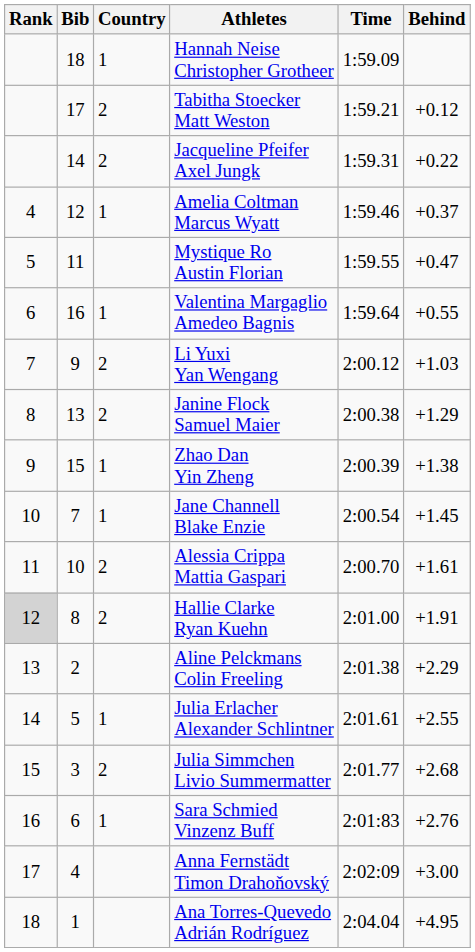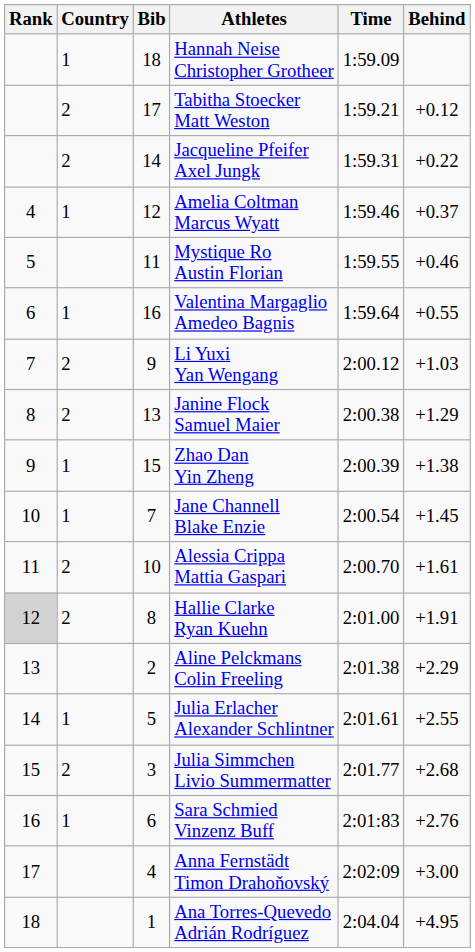columns swapped: (75, 19) <-> (132, 19)
(437, 262) +0.47 -> (437, 262) +0.46
